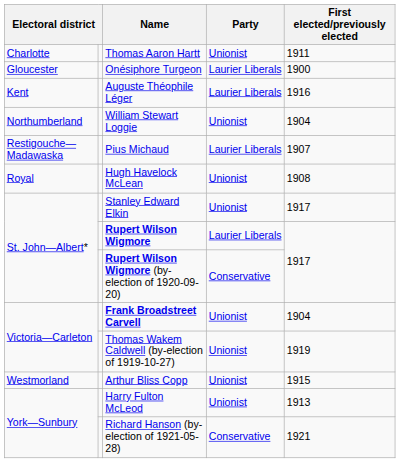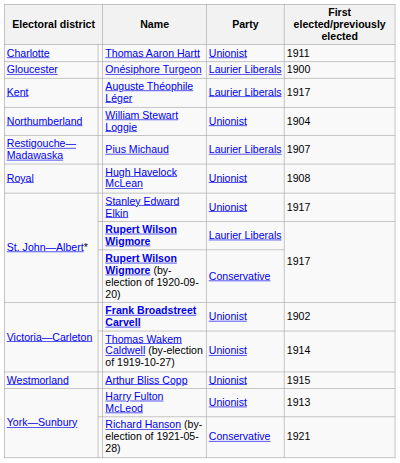(299, 92) 1916 -> (299, 92) 1917
(299, 316) 1904 -> (299, 316) 1902
(299, 351) 1919 -> (299, 351) 1914
